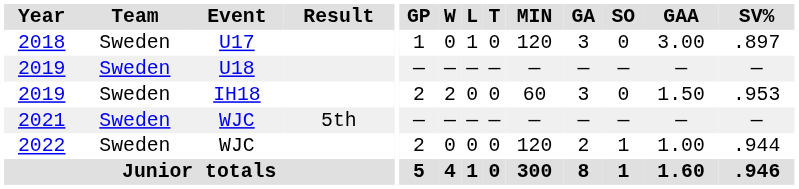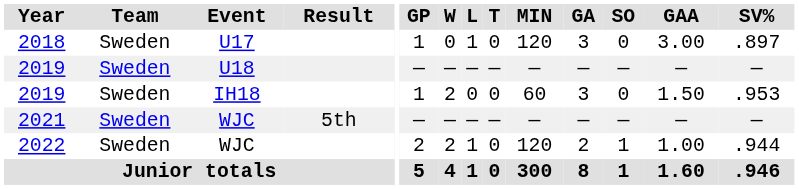(419, 94) 2 -> (419, 94) 1
(450, 146) 0 -> (450, 146) 2
(472, 146) 0 -> (472, 146) 1
